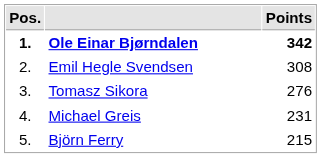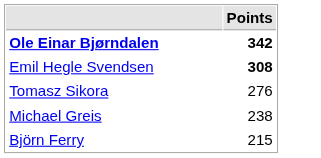- column: (25, 18)
(299, 67) normal -> (260, 67) bold
(299, 115) 231 -> (260, 115) 238
